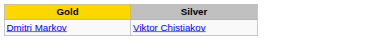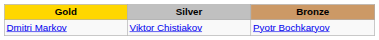+ column: (313, 12)
